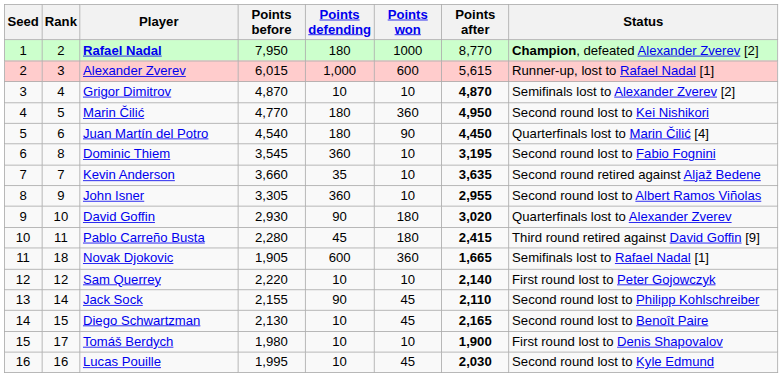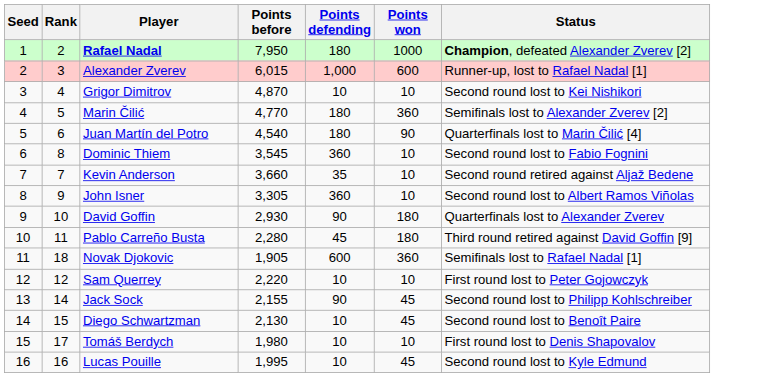- column: (475, 22)
(624, 92) Semifinals lost to Alexander Zverev [2] -> (543, 92) Second round lost to Kei Nishikori
(611, 112) Second round lost to Kei Nishikori -> (556, 112) Semifinals lost to Alexander Zverev [2]
